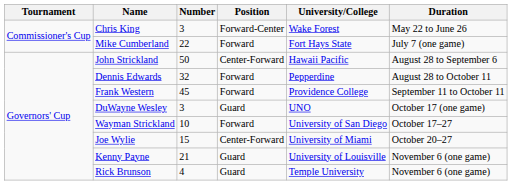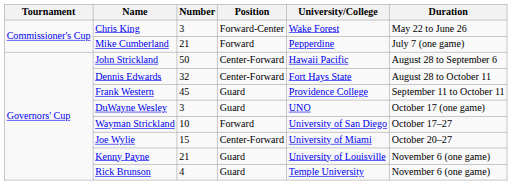(184, 44) 22 -> (184, 44) 21
(320, 44) Fort Hays State -> (312, 44) Pepperdine
(237, 76) Forward -> (252, 76) Center-Forward
(312, 76) Pepperdine -> (320, 76) Fort Hays State
(237, 92) Forward -> (232, 92) Guard
